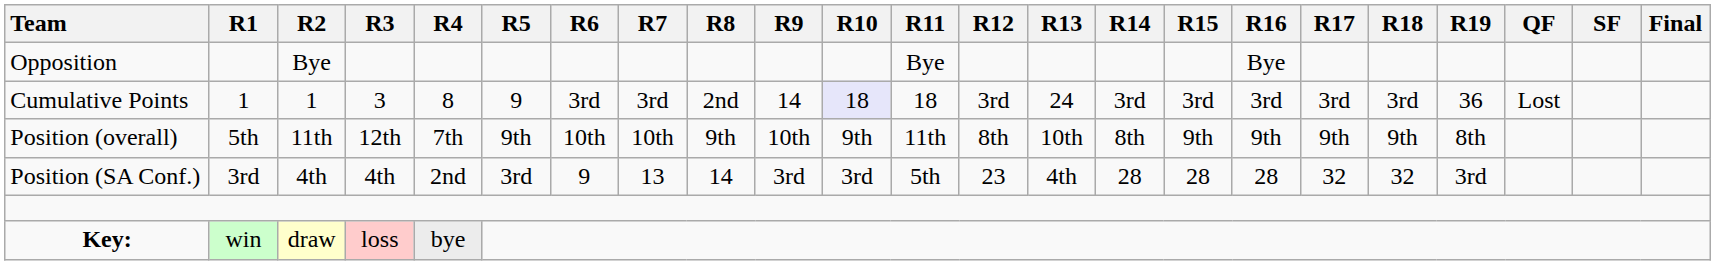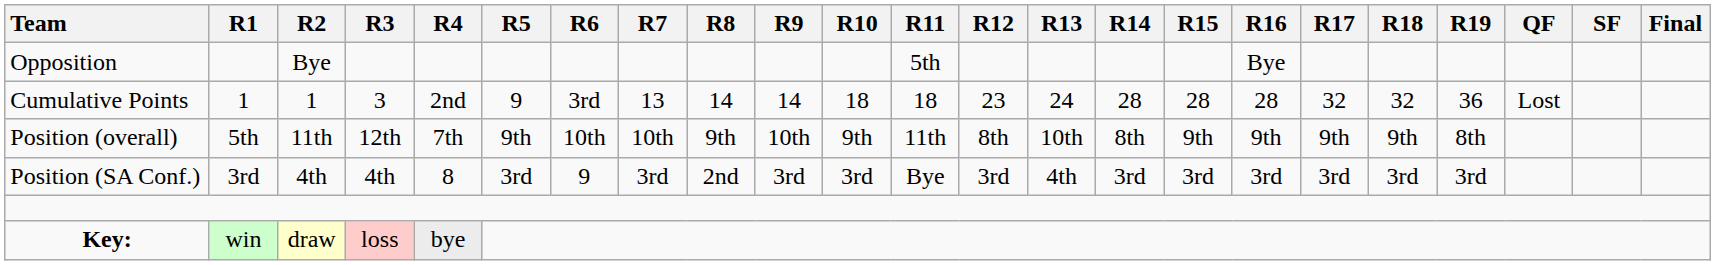(925, 61) Bye -> (925, 61) 5th
(448, 99) 8 -> (448, 99) 2nd
(653, 99) 3rd -> (653, 99) 13
(721, 99) 2nd -> (721, 99) 14
(857, 99) lavender background -> (857, 99) no background
(993, 99) 3rd -> (993, 99) 23
(1130, 99) 3rd -> (1130, 99) 28
(1198, 99) 3rd -> (1198, 99) 28
(1266, 99) 3rd -> (1266, 99) 28
(1334, 99) 3rd -> (1334, 99) 32
(1403, 99) 3rd -> (1402, 99) 32
(448, 175) 2nd -> (448, 175) 8
(653, 175) 13 -> (653, 175) 3rd
(721, 175) 14 -> (721, 175) 2nd
(925, 175) 5th -> (925, 175) Bye
(993, 175) 23 -> (993, 175) 3rd
(1130, 175) 28 -> (1130, 175) 3rd
(1198, 175) 28 -> (1198, 175) 3rd
(1266, 175) 28 -> (1266, 175) 3rd
(1334, 175) 32 -> (1334, 175) 3rd
(1402, 175) 32 -> (1403, 175) 3rd
